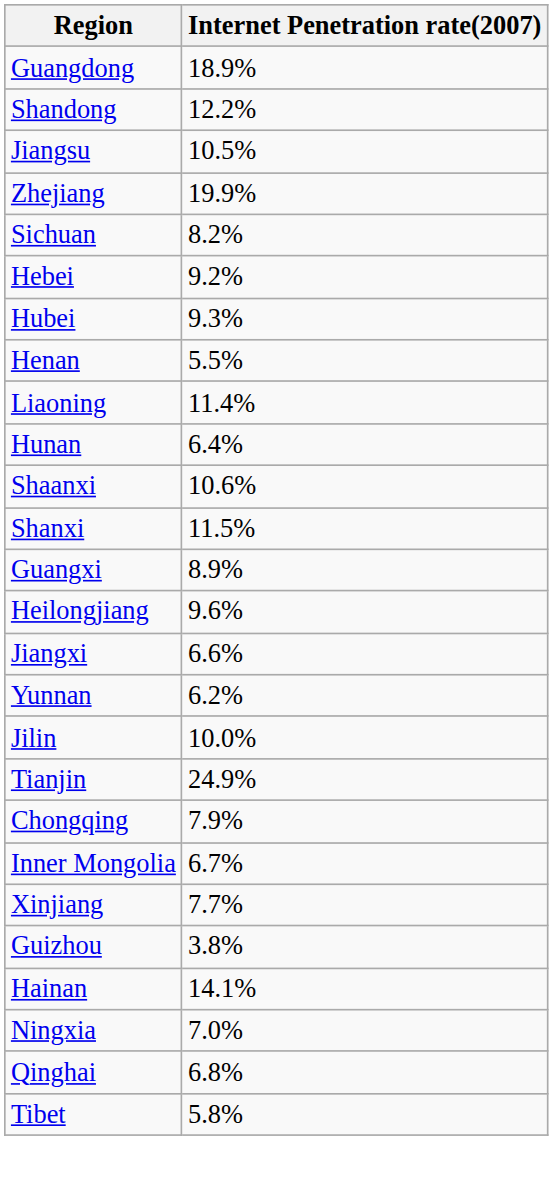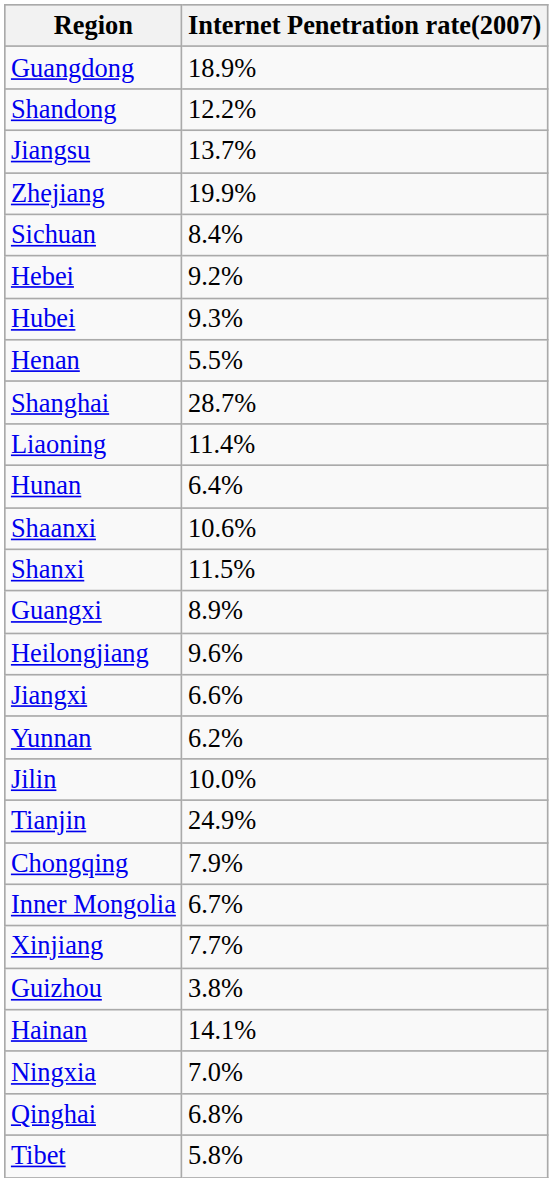(222, 151) 10.5% -> (222, 151) 13.7%
(216, 234) 8.2% -> (216, 234) 8.4%
+ row: (60, 402)
